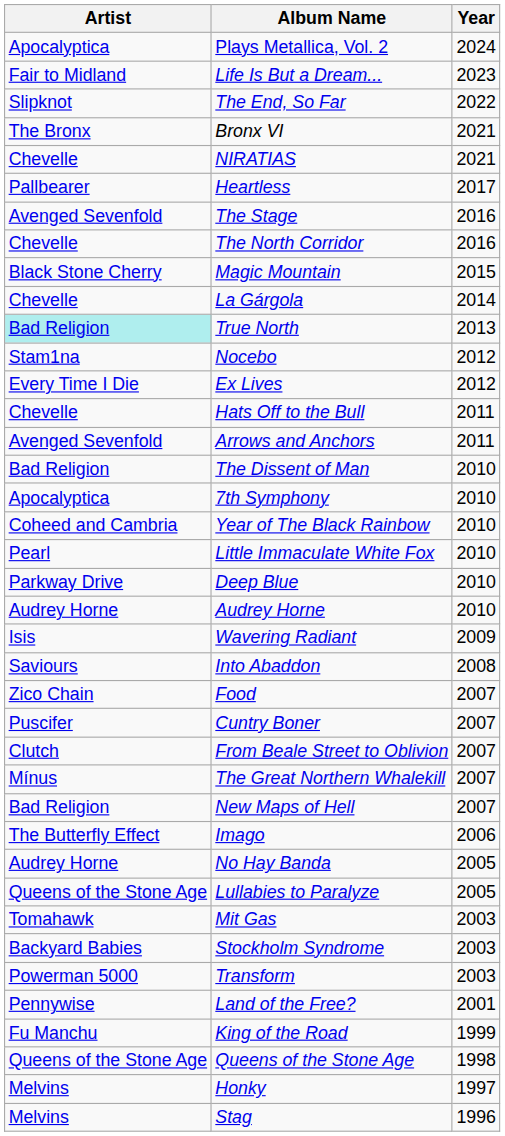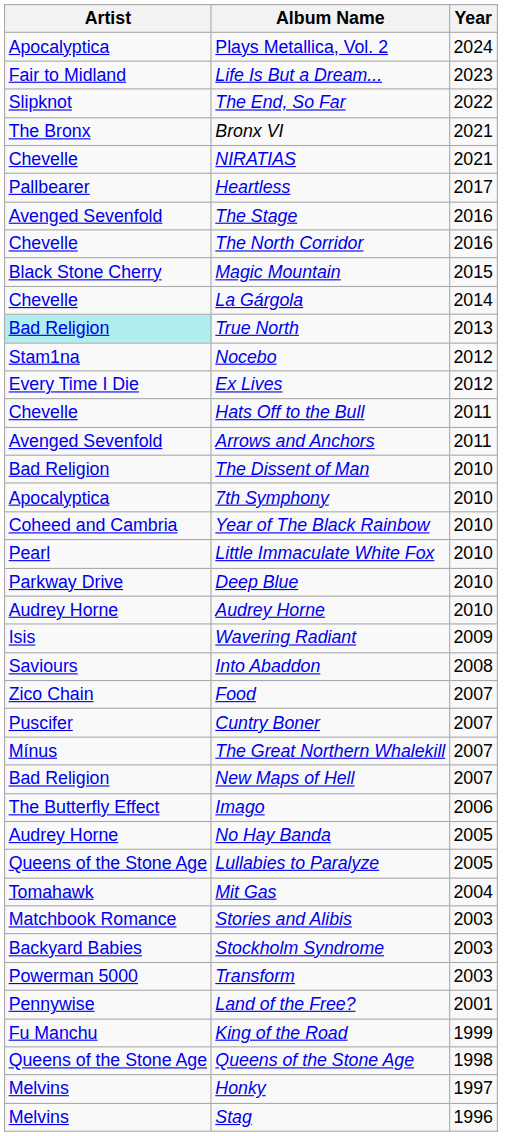- row: (332, 750)
(476, 919) 2003 -> (473, 891) 2004
+ row: (284, 919)
